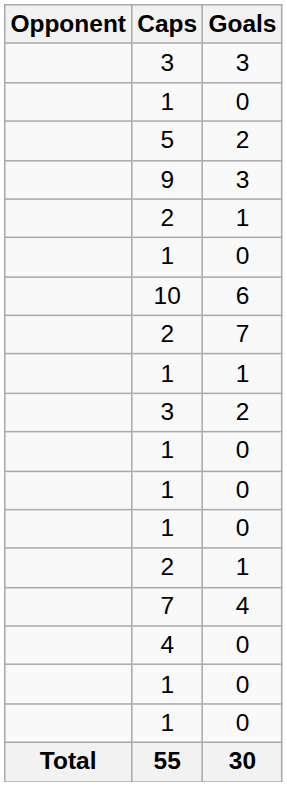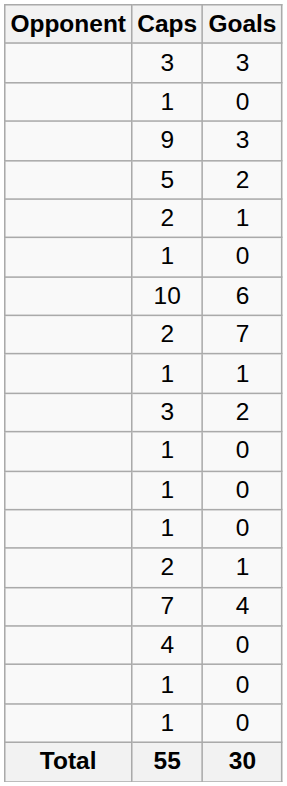rows swapped: (167, 140) <-> (167, 179)
